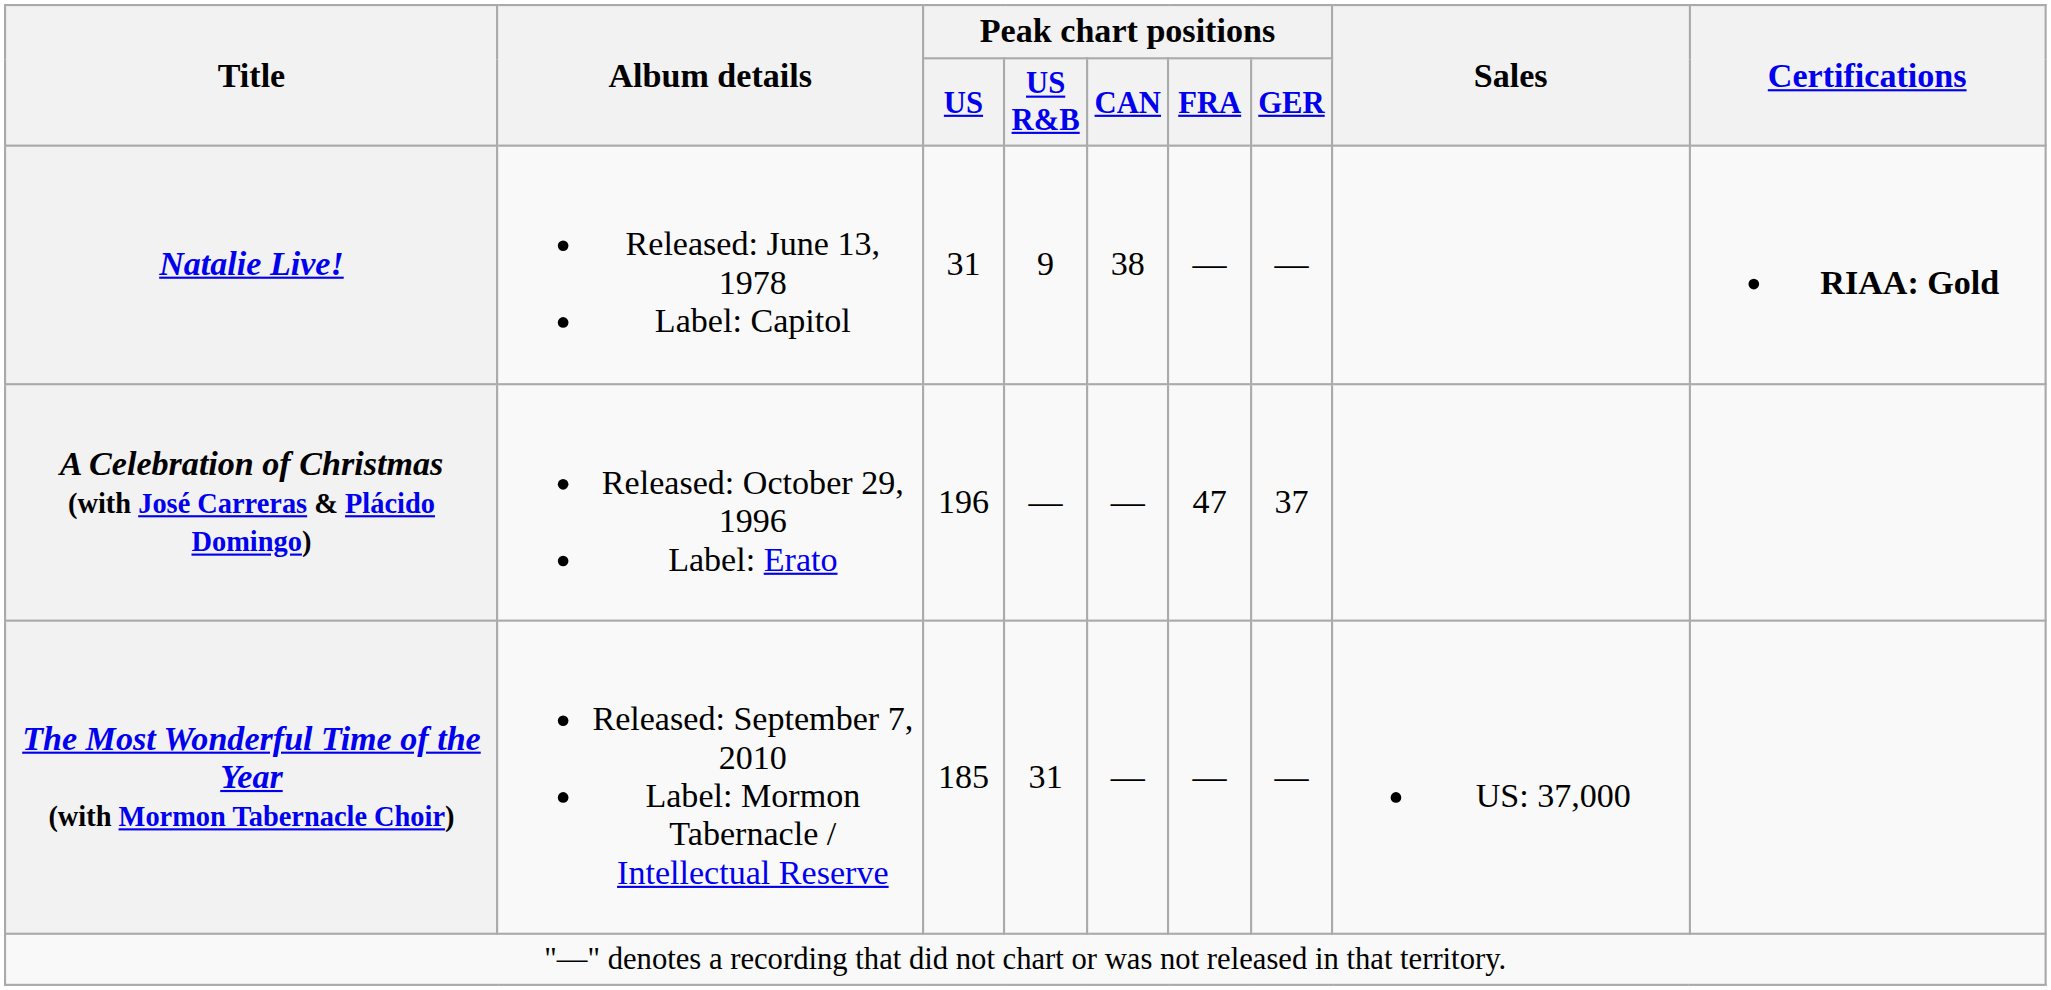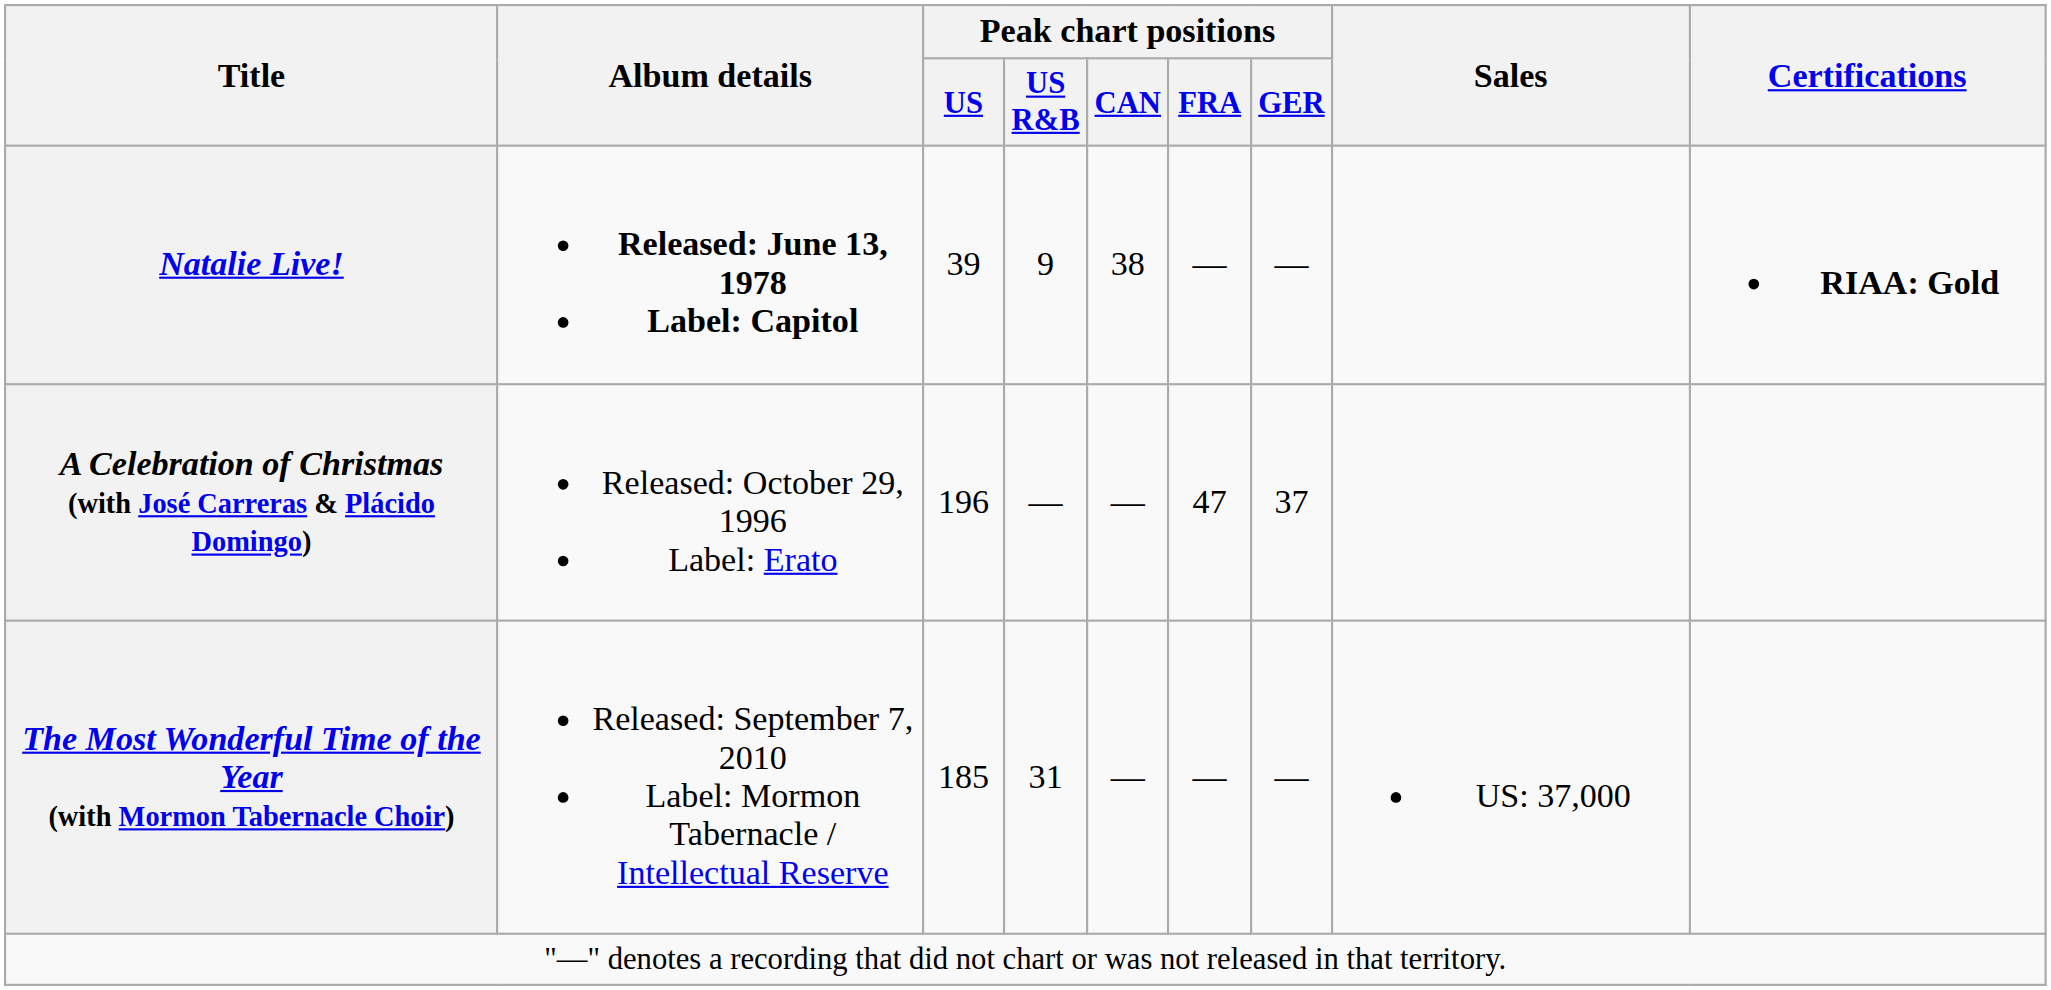(710, 284) normal -> (710, 284) bold
(963, 263) 31 -> (963, 263) 39
